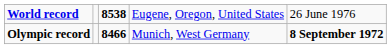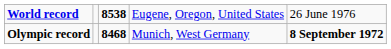(114, 33) 8466 -> (114, 33) 8468
